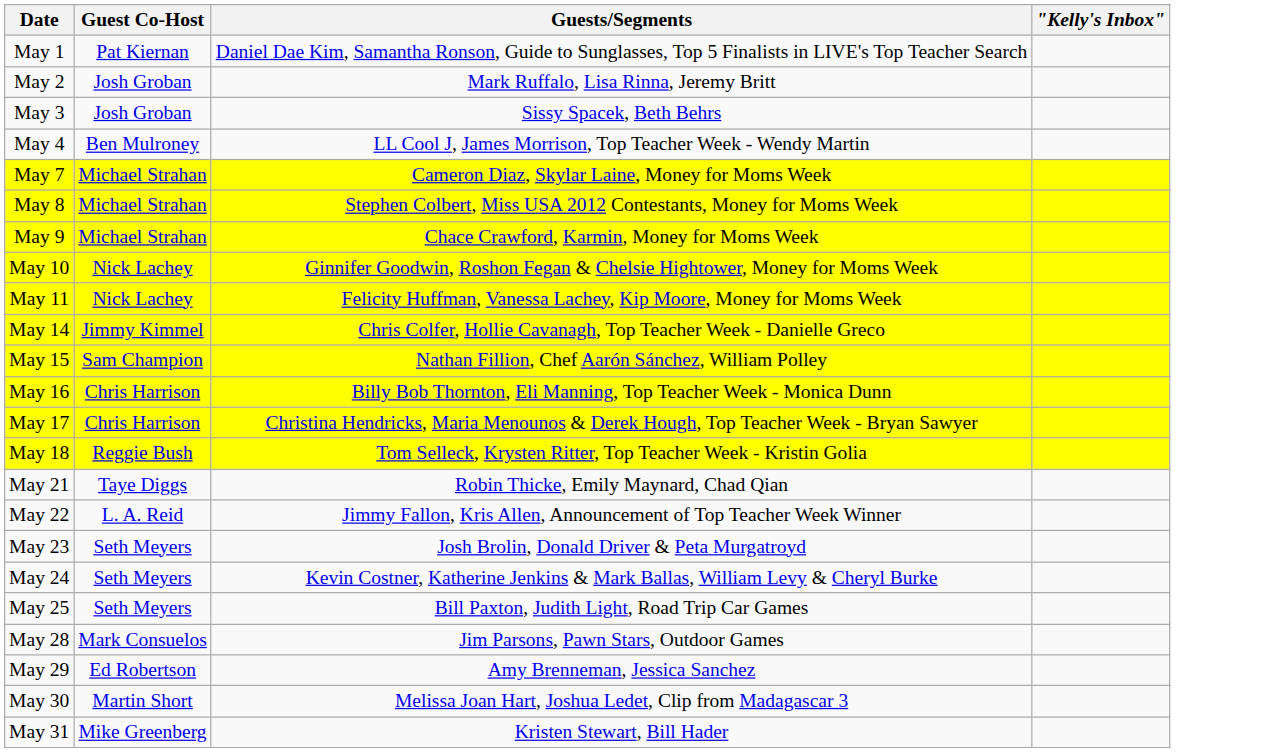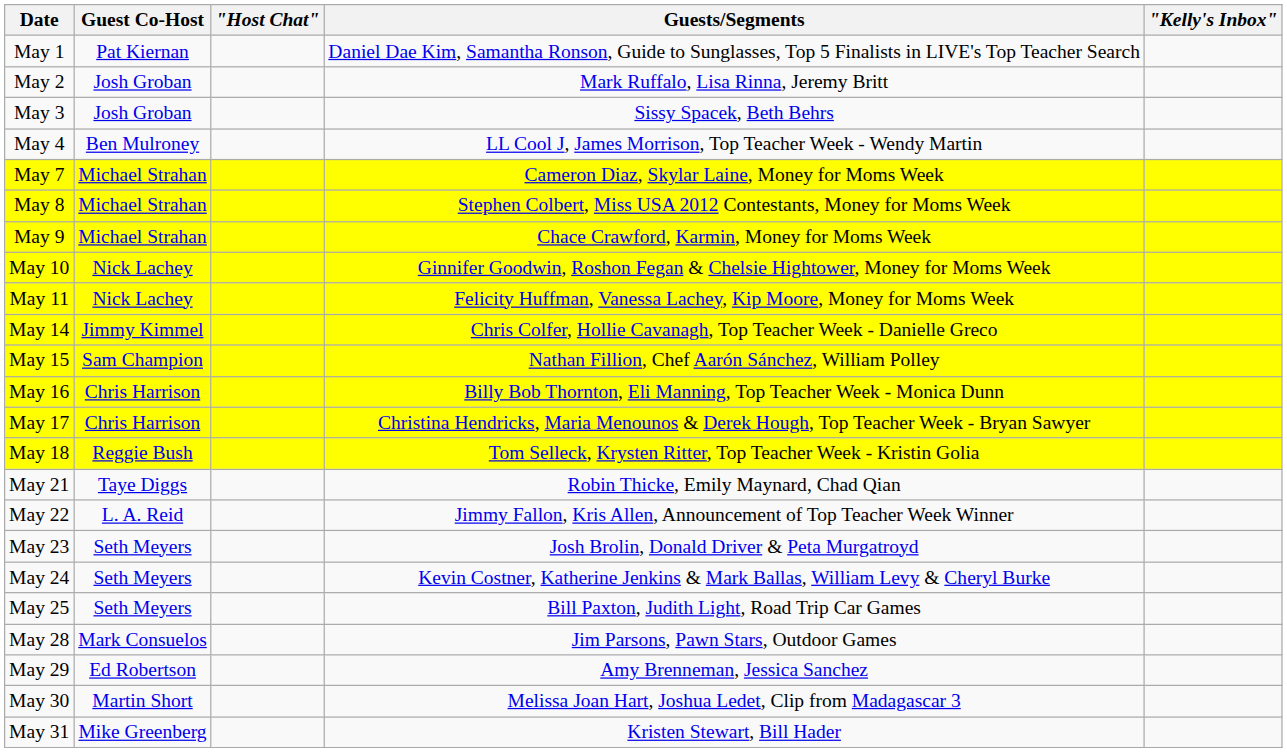+ column: (268, 19)
